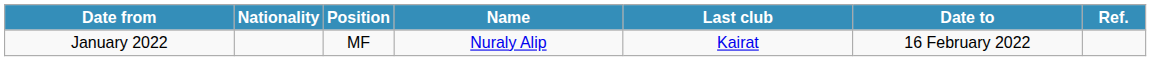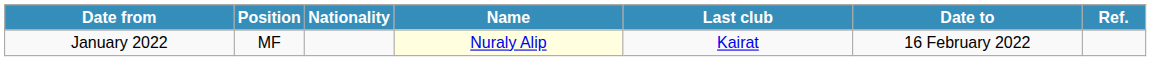columns swapped: (358, 18) <-> (279, 18)
(508, 43) no background -> (508, 43) lightyellow background
